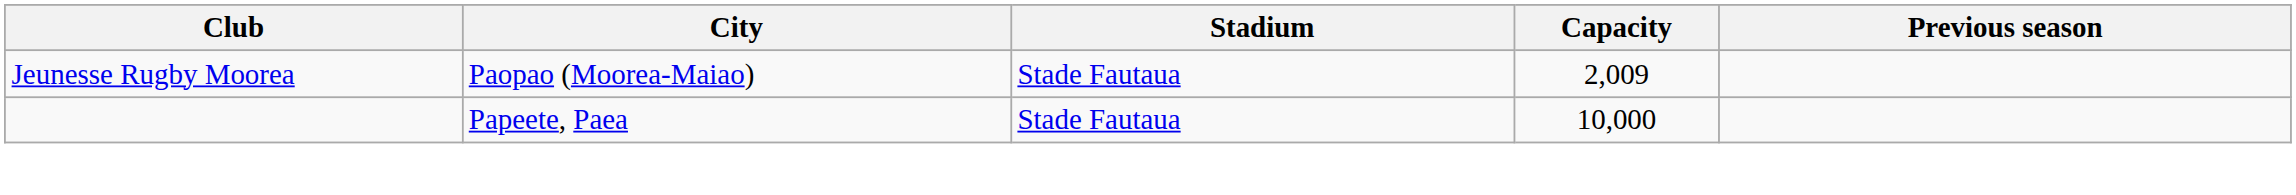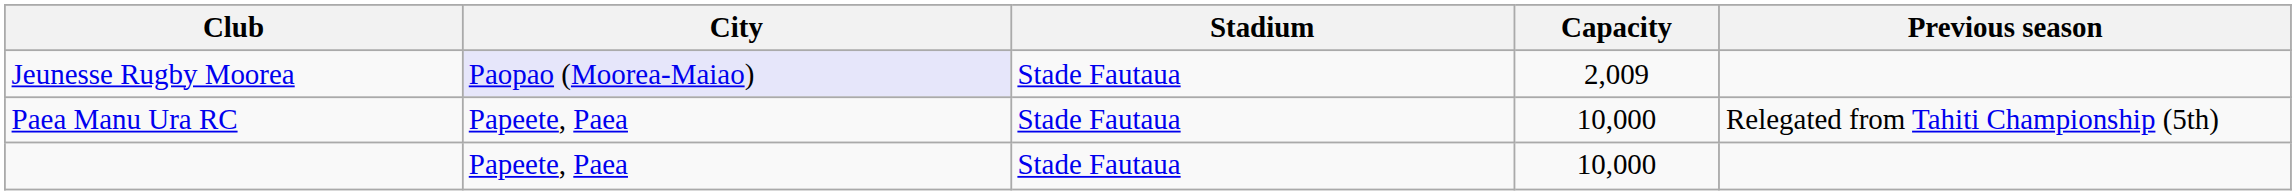(612, 73) no background -> (612, 73) lavender background
+ row: (125, 119)
